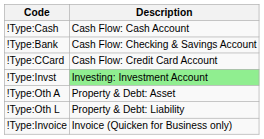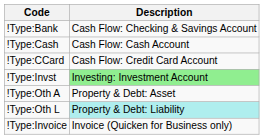rows swapped: (33, 28) <-> (32, 45)
(128, 110) no background -> (128, 110) paleturquoise background
